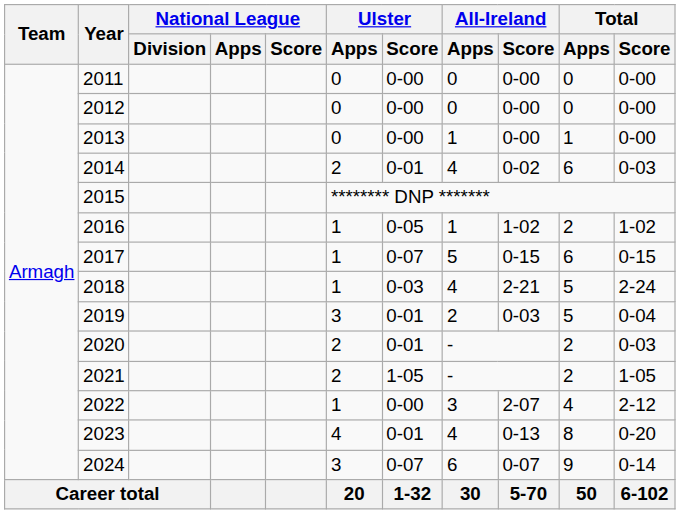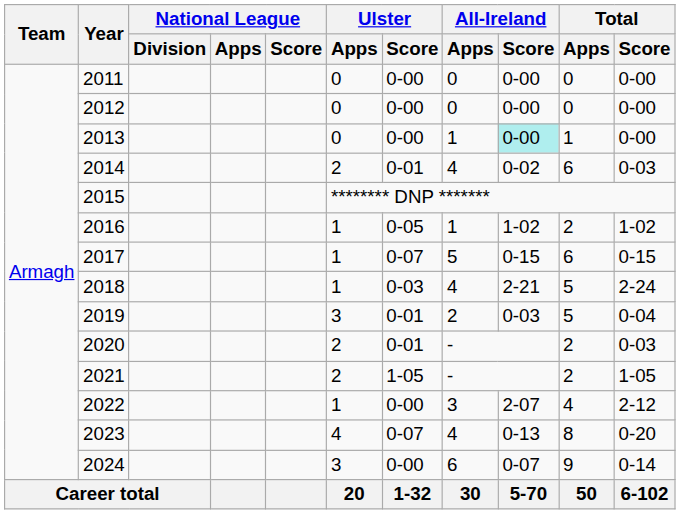(521, 138) no background -> (521, 138) paleturquoise background
(405, 434) 0-01 -> (405, 434) 0-07
(405, 464) 0-07 -> (405, 464) 0-00
